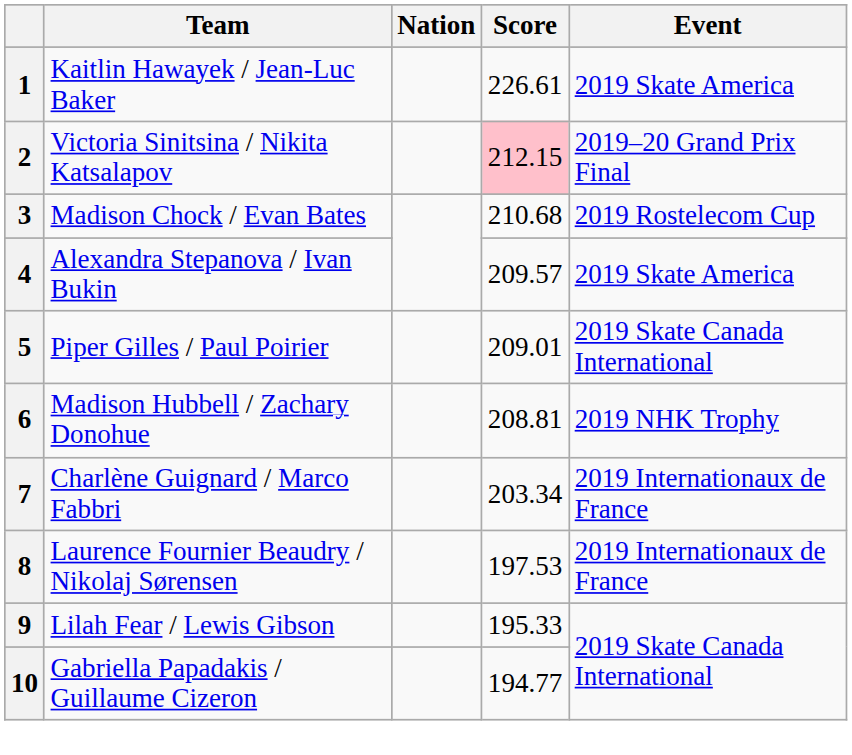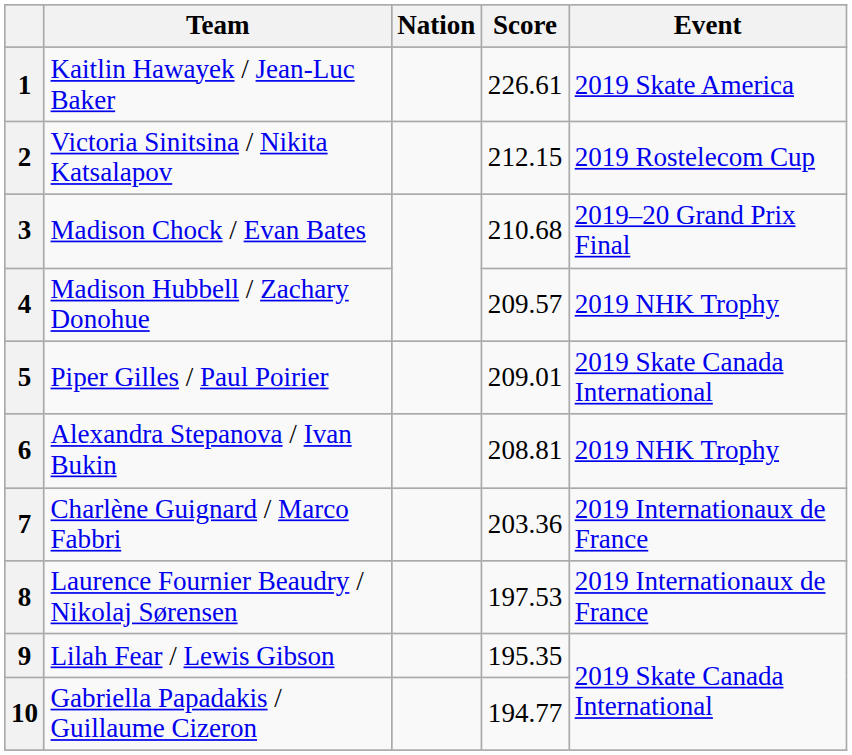(525, 157) pink background -> (525, 157) no background
(685, 157) 2019–20 Grand Prix Final -> (695, 157) 2019 Rostelecom Cup
(695, 215) 2019 Rostelecom Cup -> (685, 230) 2019–20 Grand Prix Final
(201, 273) Alexandra Stepanova / Ivan Bukin -> (200, 303) Madison Hubbell / Zachary Donohue
(684, 273) 2019 Skate America -> (677, 303) 2019 NHK Trophy
(200, 420) Madison Hubbell / Zachary Donohue -> (201, 450) Alexandra Stepanova / Ivan Bukin
(525, 493) 203.34 -> (525, 523) 203.36
(525, 624) 195.33 -> (525, 655) 195.35
